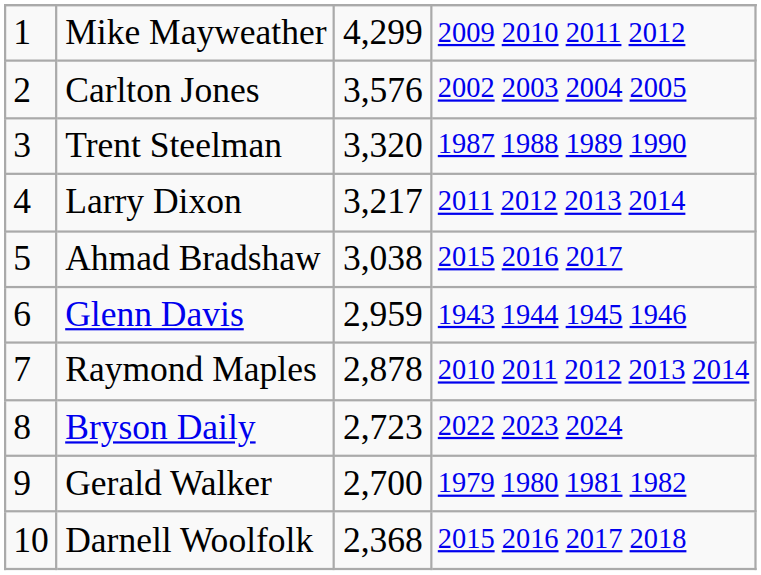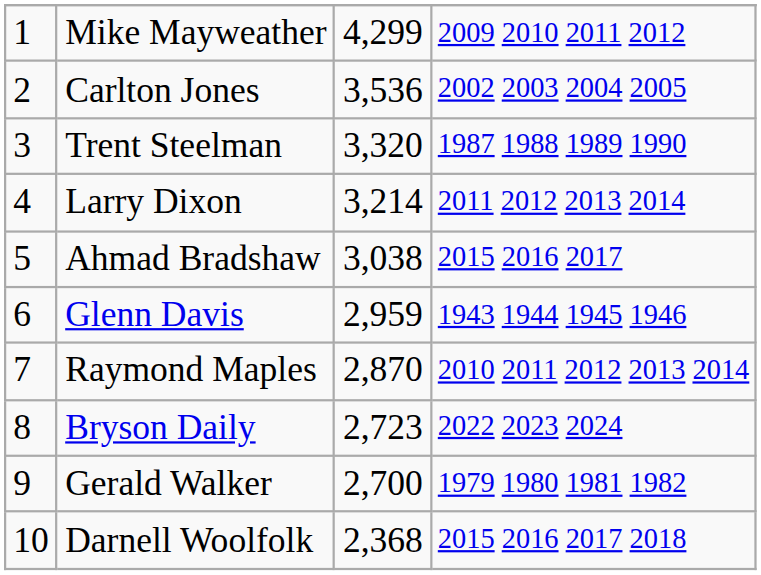(383, 88) 3,576 -> (383, 88) 3,536
(383, 201) 3,217 -> (383, 201) 3,214
(383, 370) 2,878 -> (383, 370) 2,870
